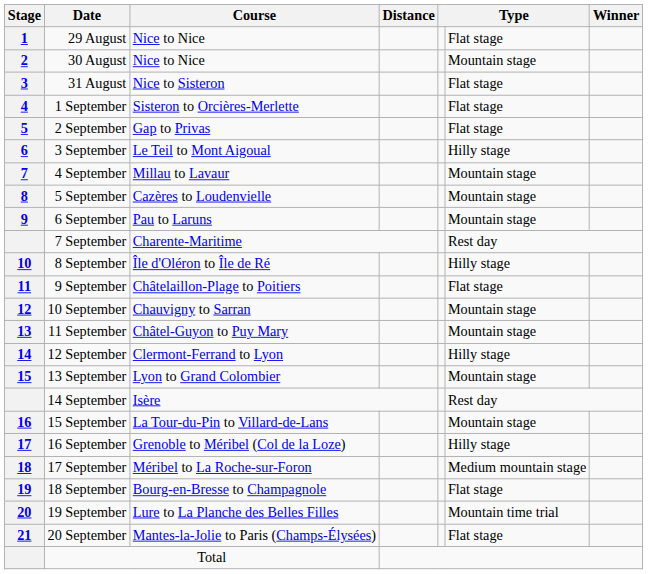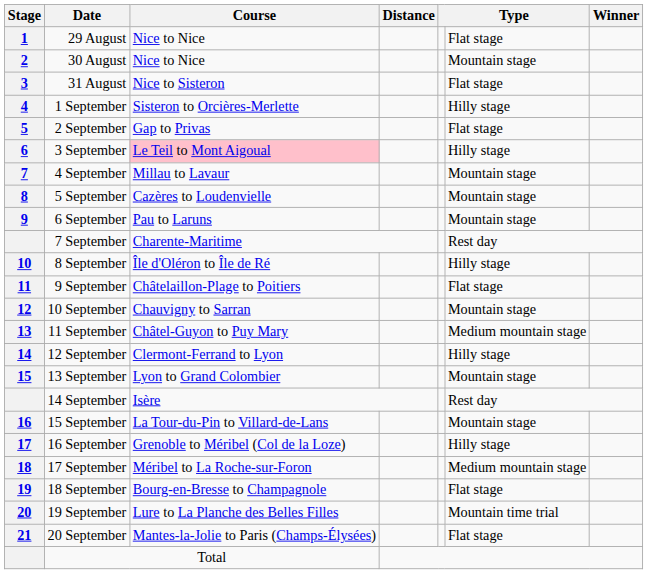(475, 106) Flat stage -> (479, 106) Hilly stage
(202, 151) no background -> (202, 151) pink background
(492, 331) Mountain stage -> (517, 331) Medium mountain stage
